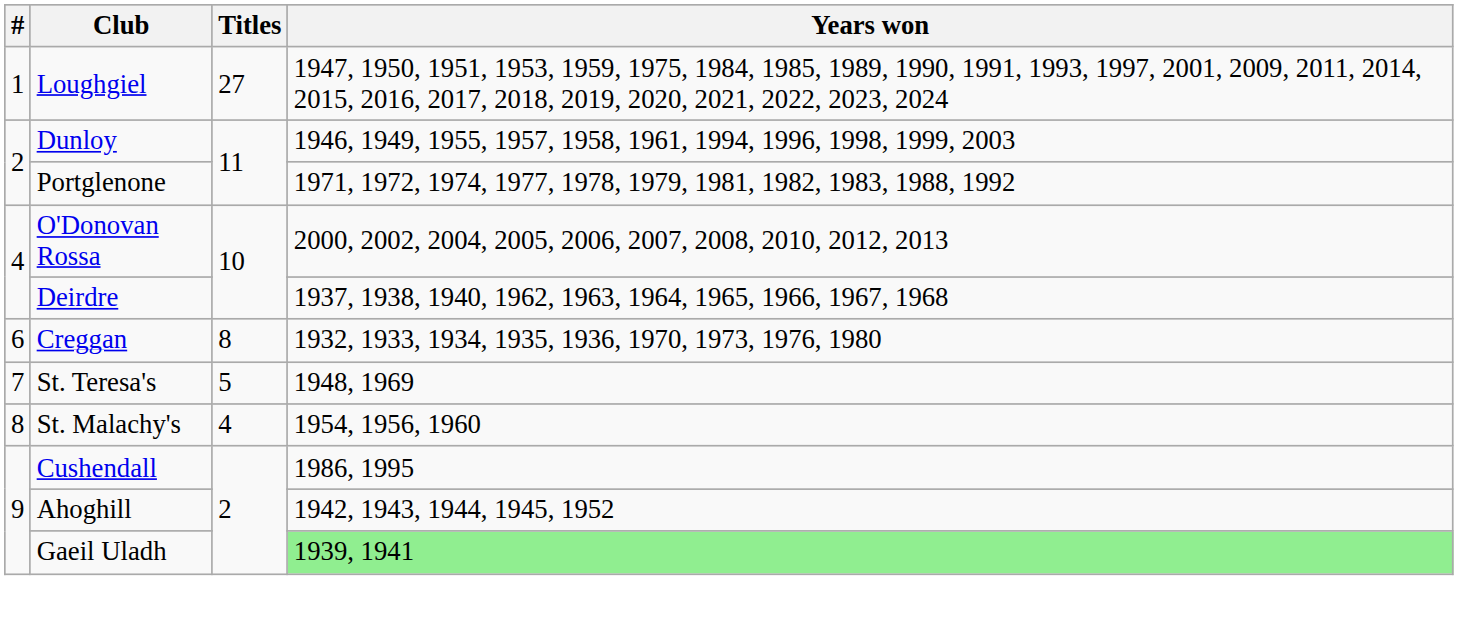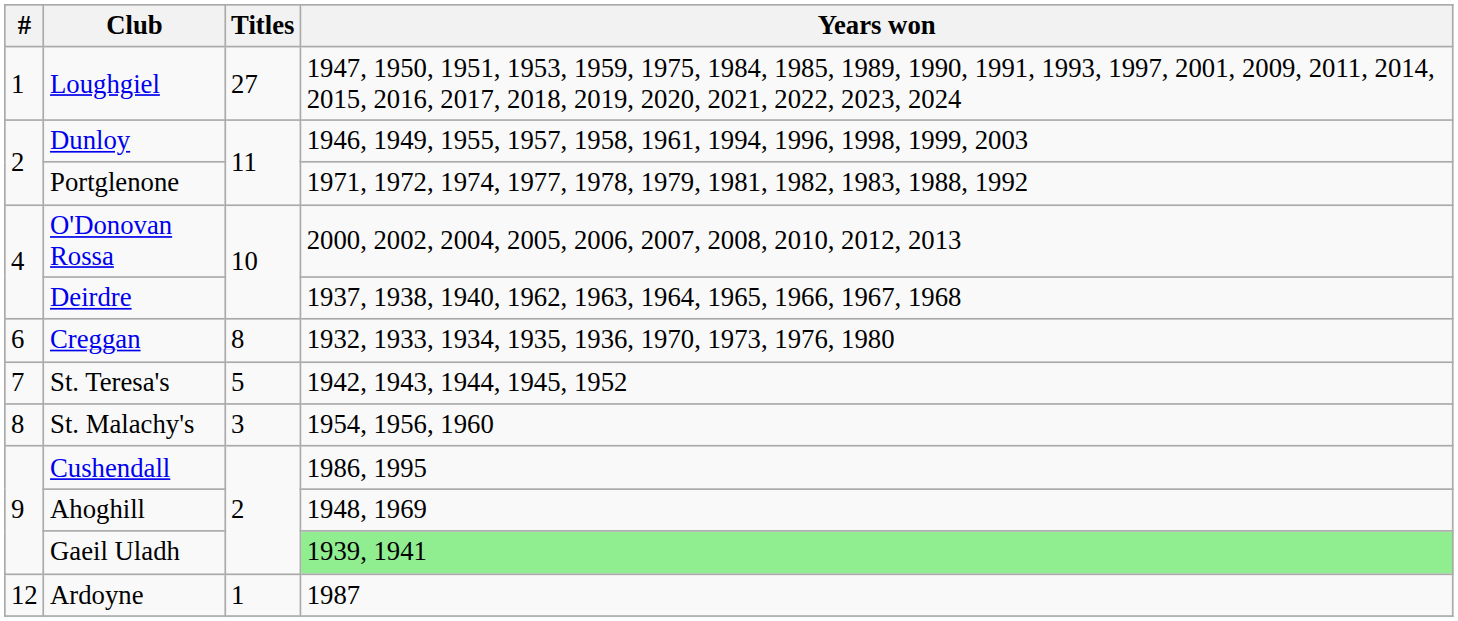(354, 382) 1948, 1969 -> (467, 382) 1942, 1943, 1944, 1945, 1952
(225, 424) 4 -> (238, 424) 3
(454, 509) 1942, 1943, 1944, 1945, 1952 -> (367, 509) 1948, 1969
+ row: (97, 594)
